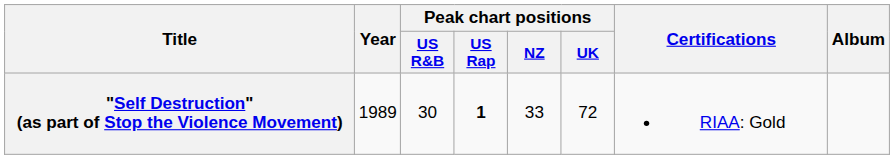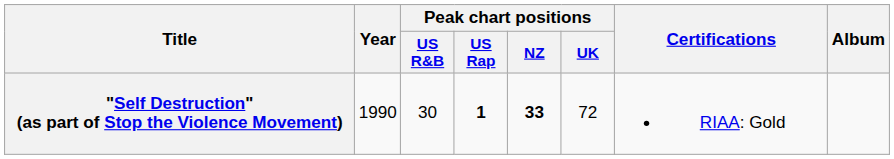(378, 113) 1989 -> (378, 113) 1990
(534, 113) normal -> (534, 113) bold
